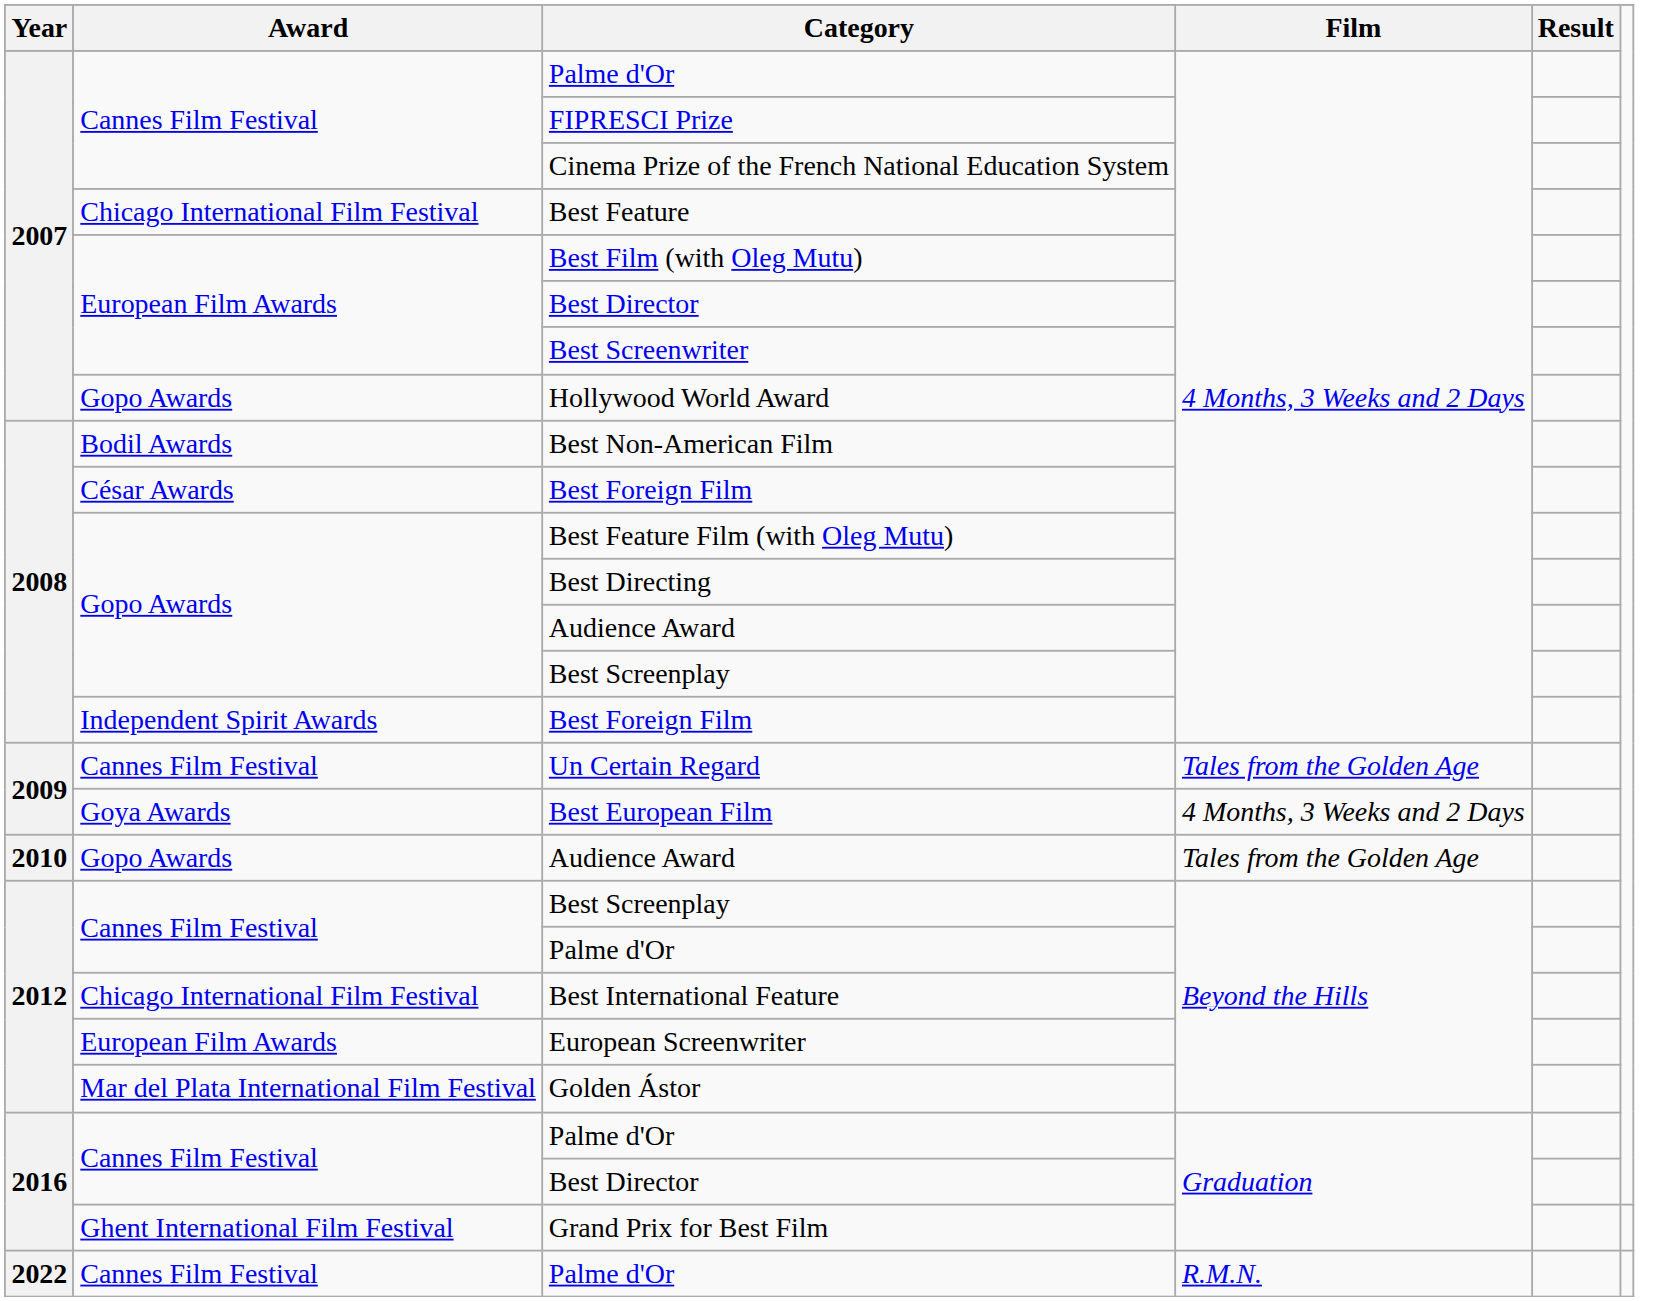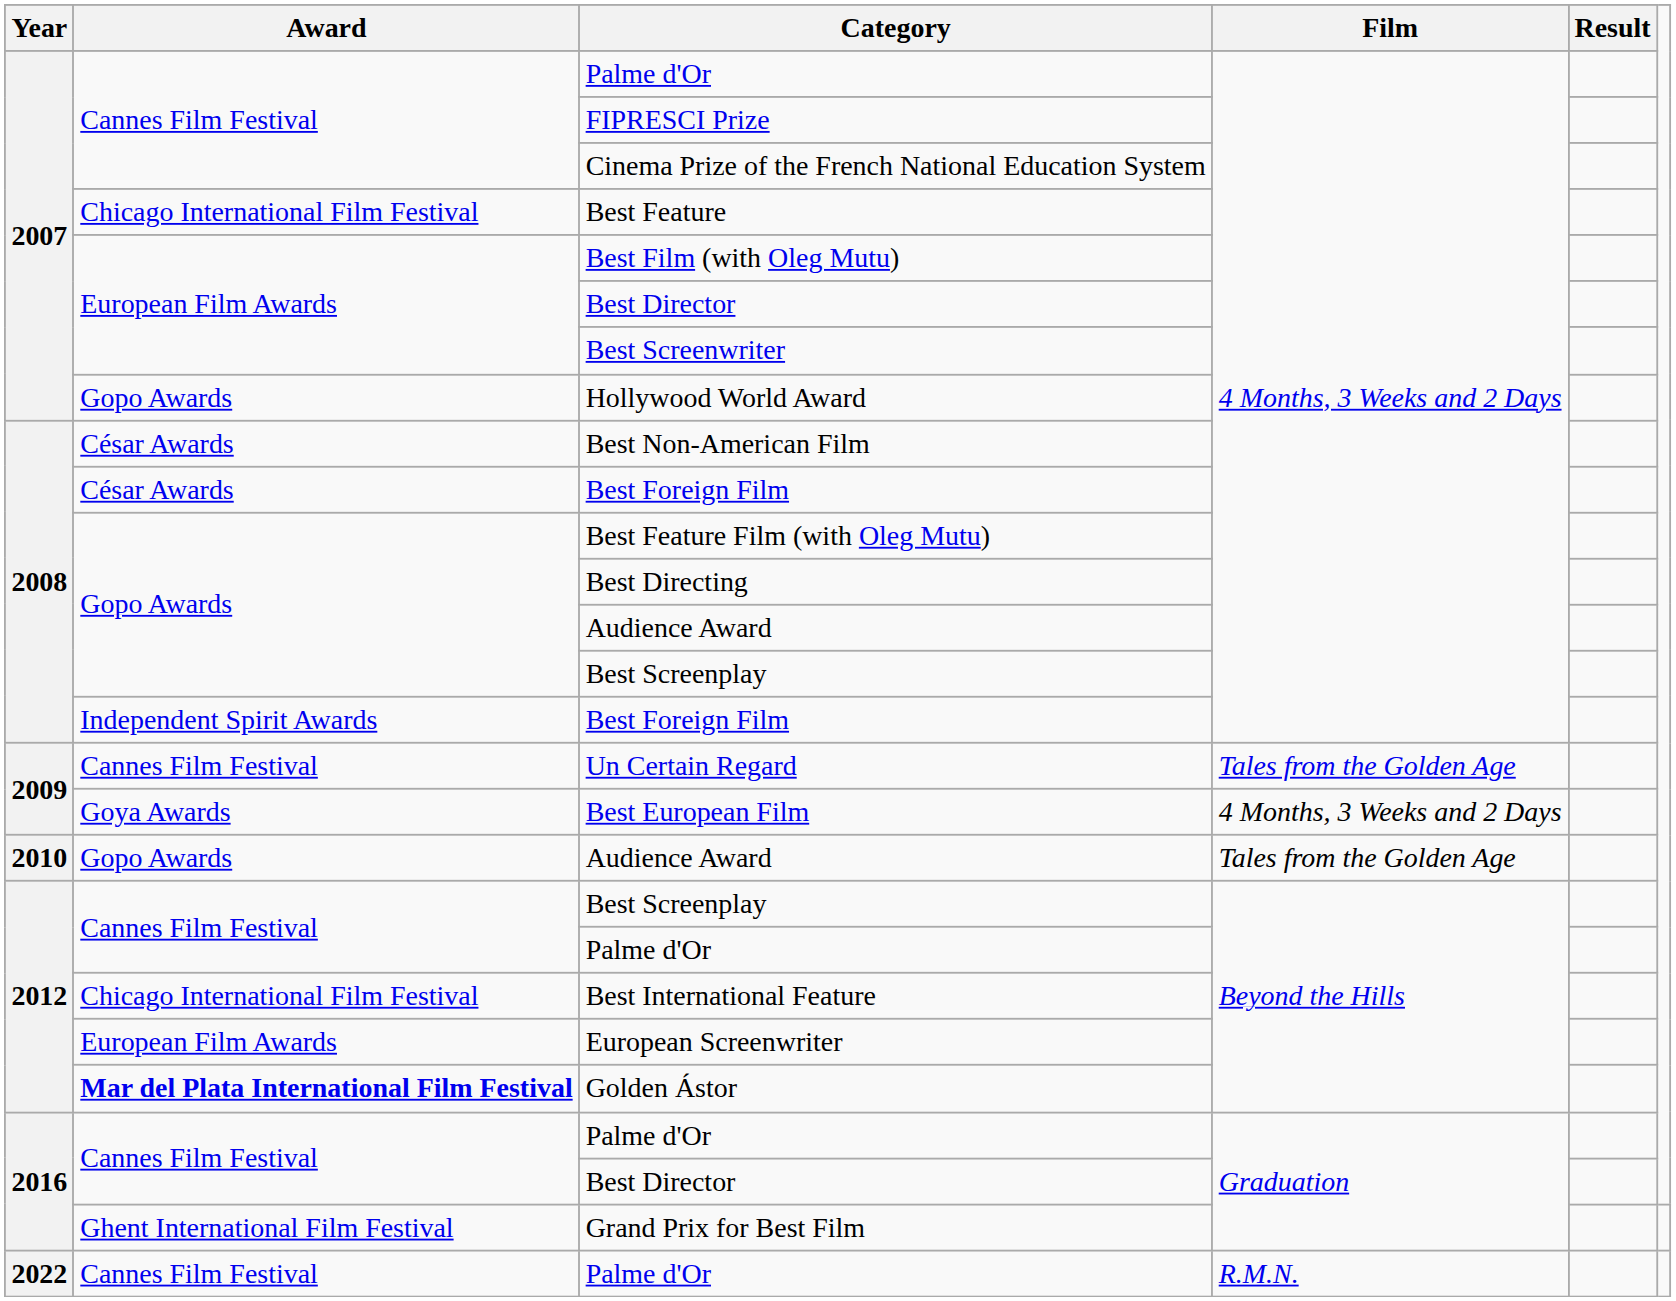(156, 442) Bodil Awards -> (157, 442) César Awards
(308, 1088) normal -> (326, 1088) bold
